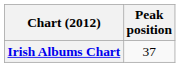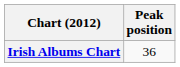(149, 51) 37 -> (149, 51) 36
